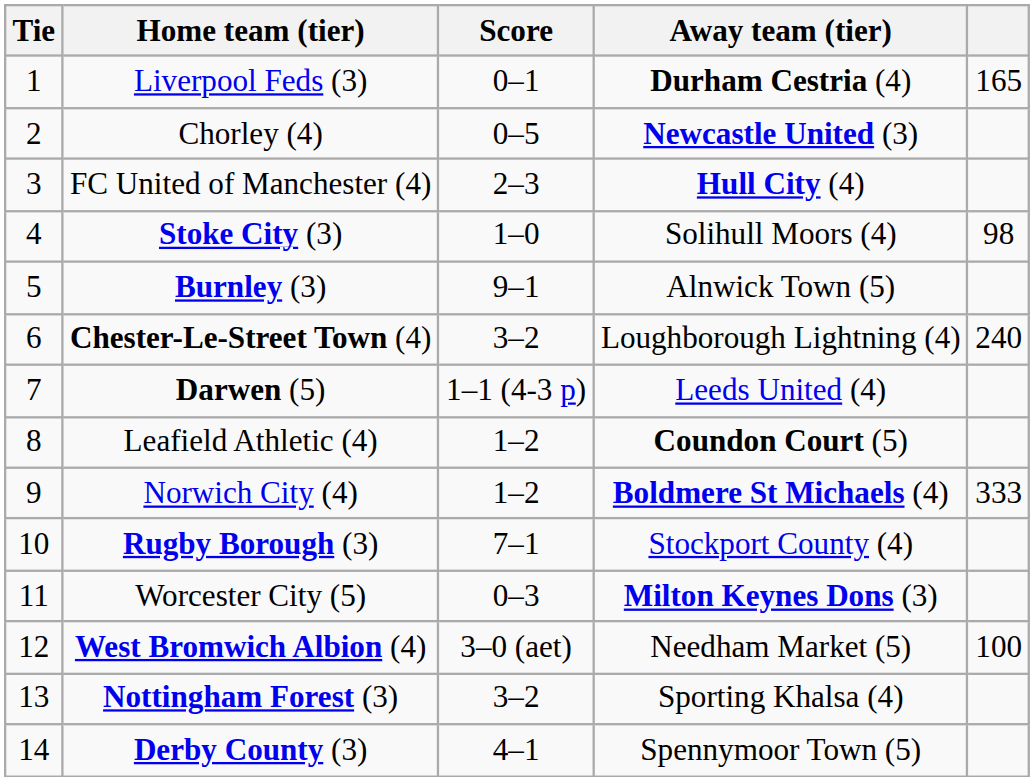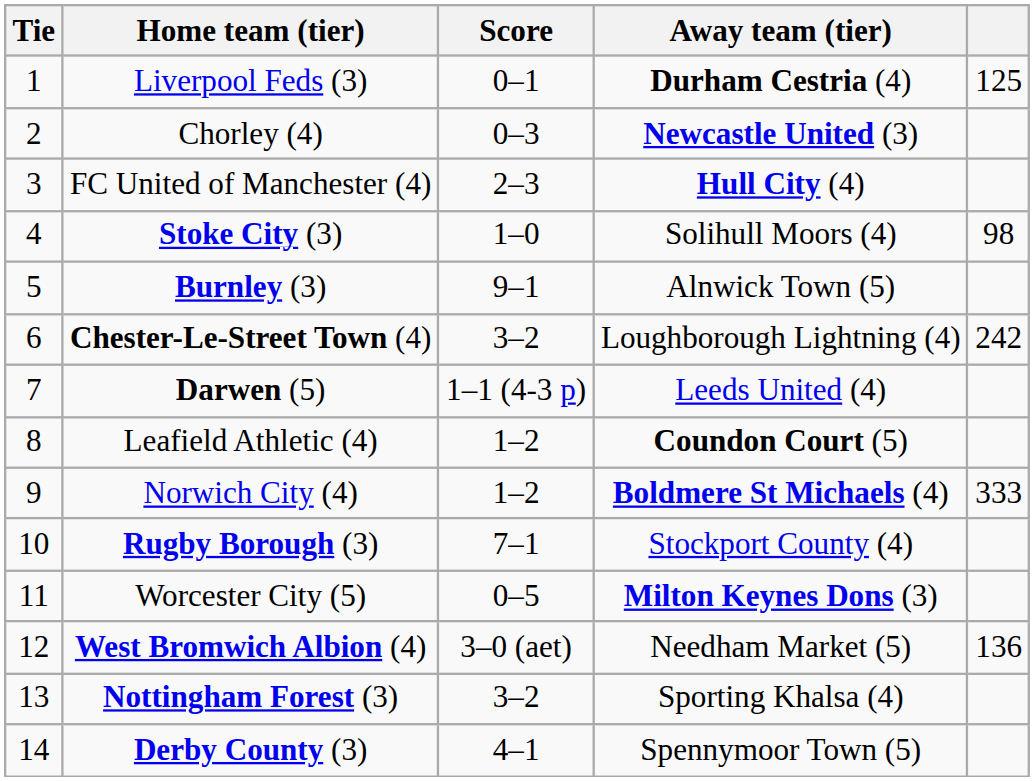(999, 81) 165 -> (999, 81) 125
(516, 132) 0–5 -> (516, 132) 0–3
(999, 338) 240 -> (999, 338) 242
(516, 594) 0–3 -> (516, 594) 0–5
(999, 646) 100 -> (999, 646) 136
